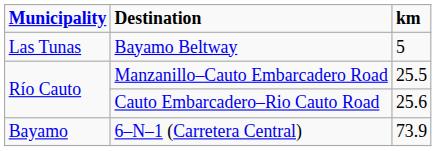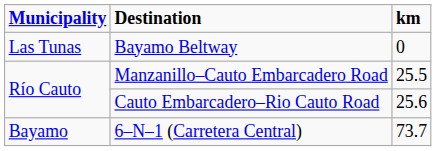(400, 46) 5 -> (400, 46) 0
(411, 131) 73.9 -> (411, 131) 73.7
